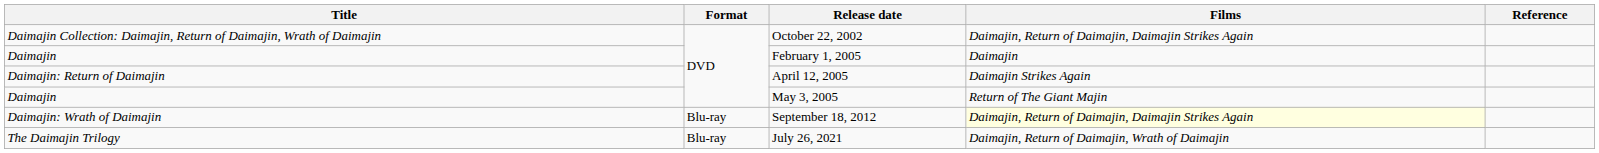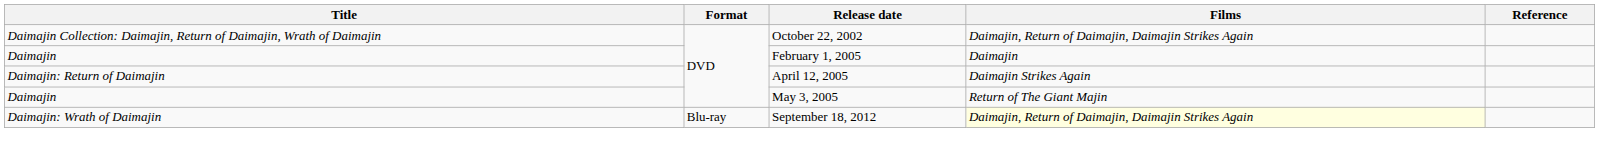- row: (807, 138)
